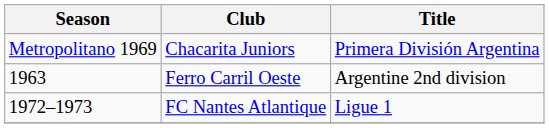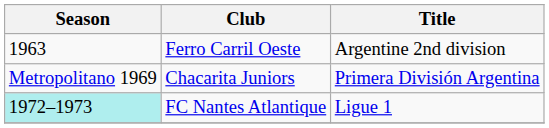rows swapped: (233, 78) <-> (230, 48)
(51, 107) no background -> (51, 107) paleturquoise background
